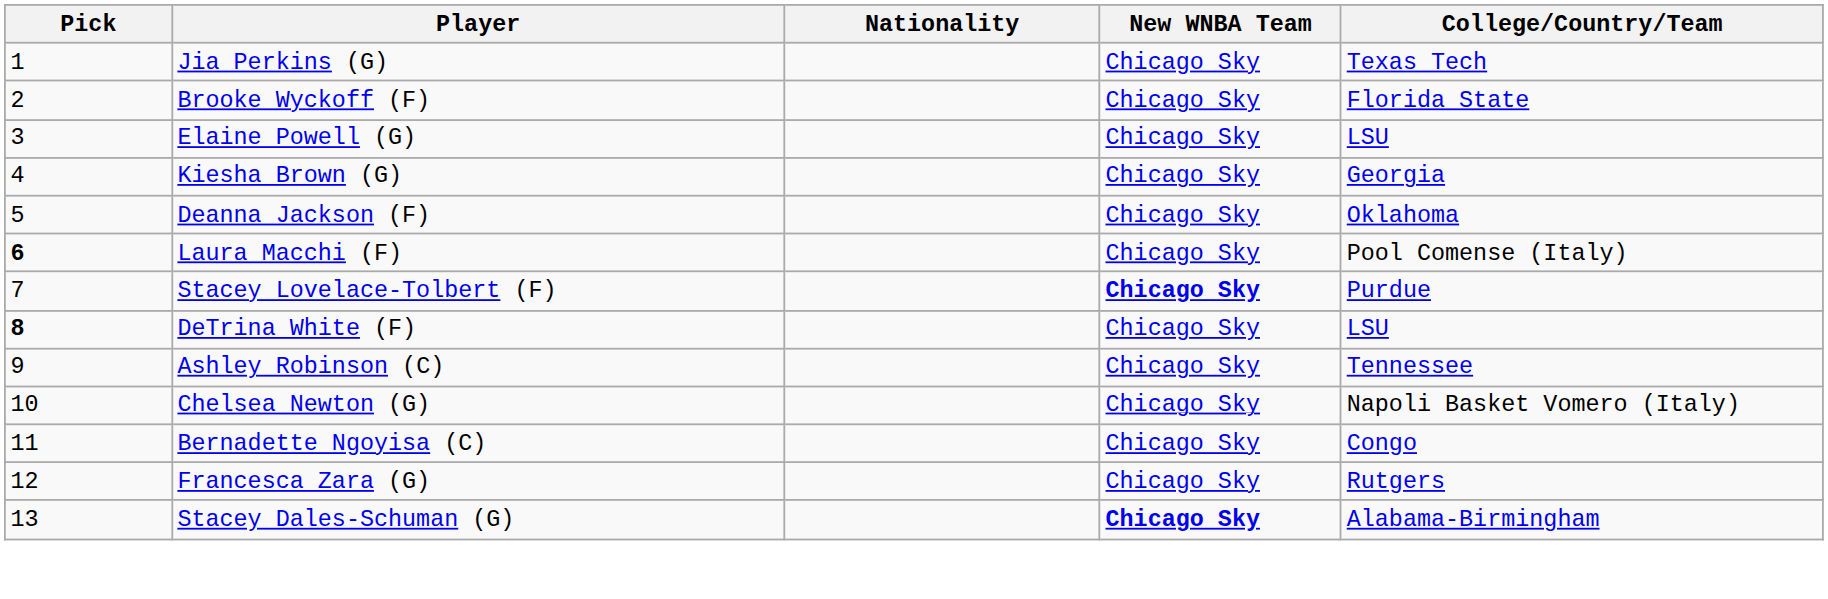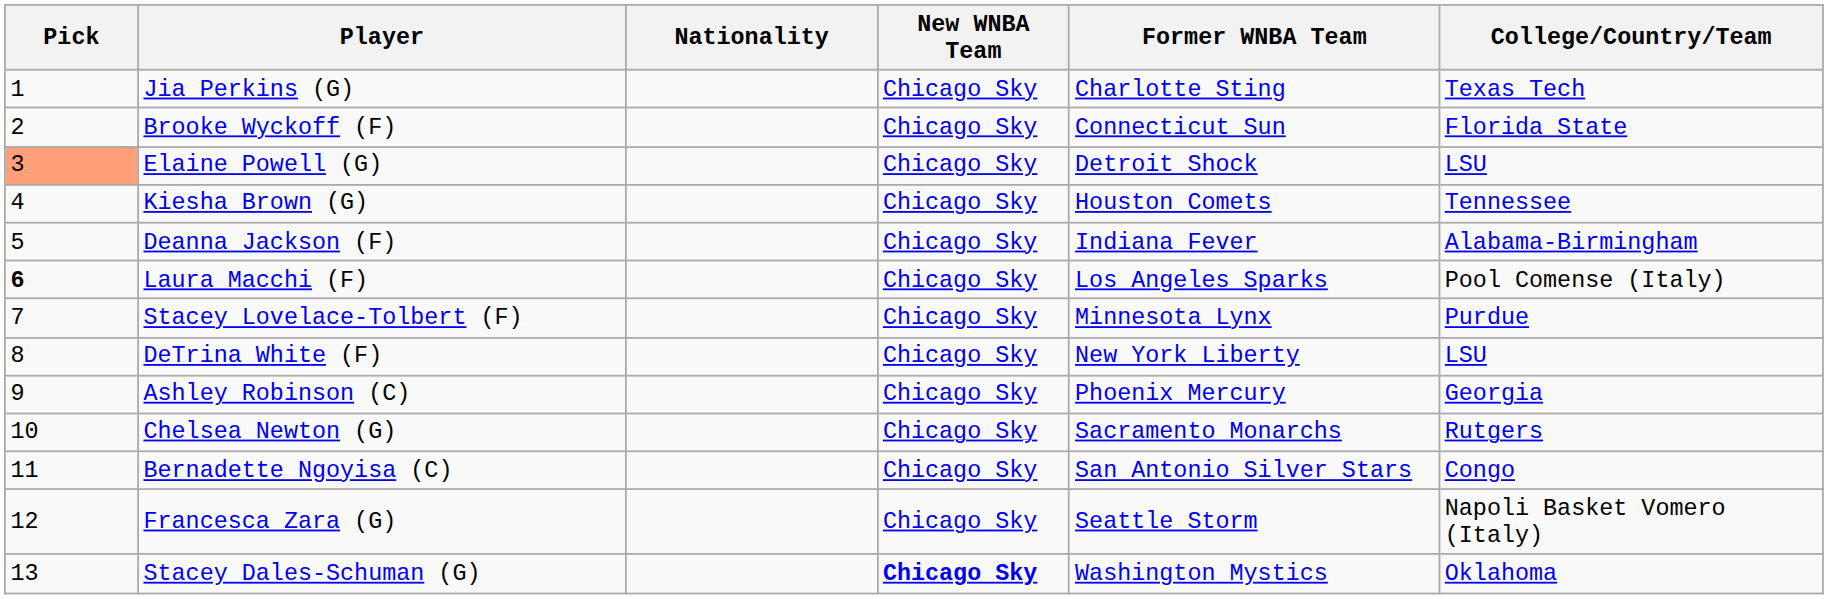+ column: (1254, 37)
(18, 138) no background -> (18, 165) lightsalmon background
(1396, 177) Georgia -> (1508, 204) Tennessee
(1403, 215) Oklahoma -> (1571, 242) Alabama-Birmingham
(1183, 291) bold -> (960, 318) normal
(18, 329) bold -> (18, 356) normal
(1410, 367) Tennessee -> (1494, 394) Georgia
(1543, 405) Napoli Basket Vomero (Italy) -> (1494, 432) Rutgers
(1396, 482) Rutgers -> (1585, 522) Napoli Basket Vomero (Italy)
(1473, 520) Alabama-Birmingham -> (1501, 574) Oklahoma
